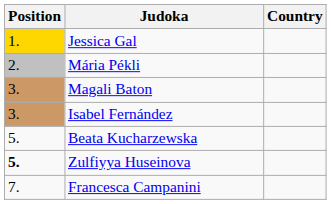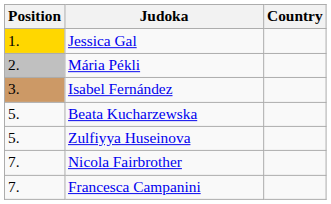- row: (110, 89)
(14, 162) bold -> (14, 138) normal
+ row: (125, 162)
